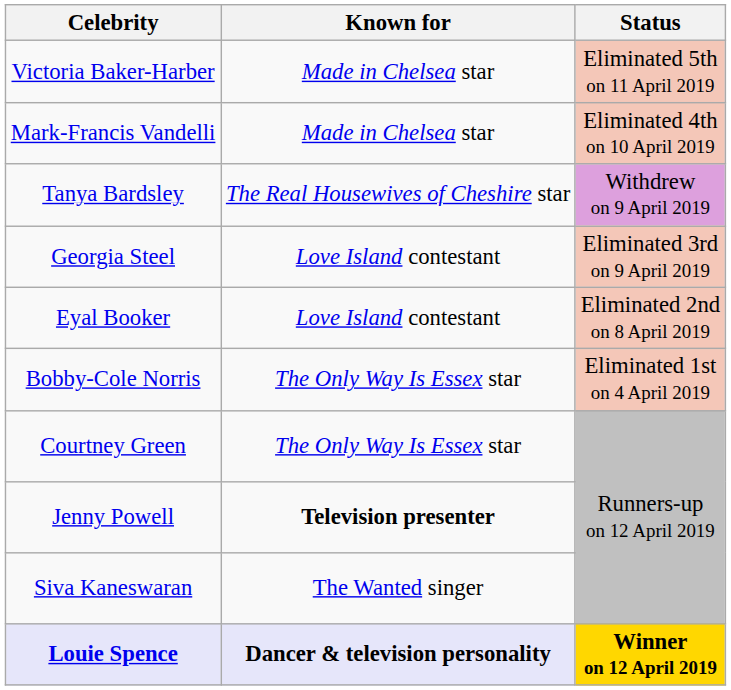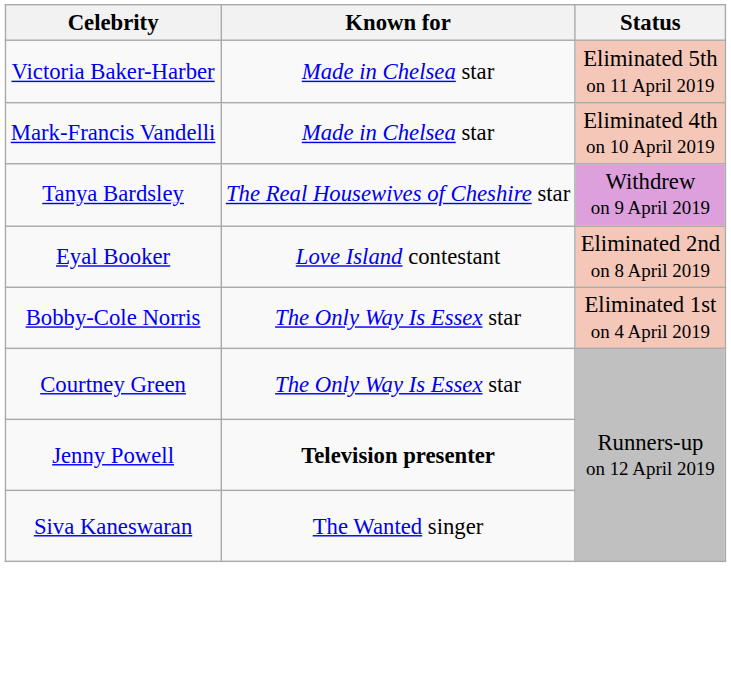- row: (113, 256)
- row: (113, 653)
